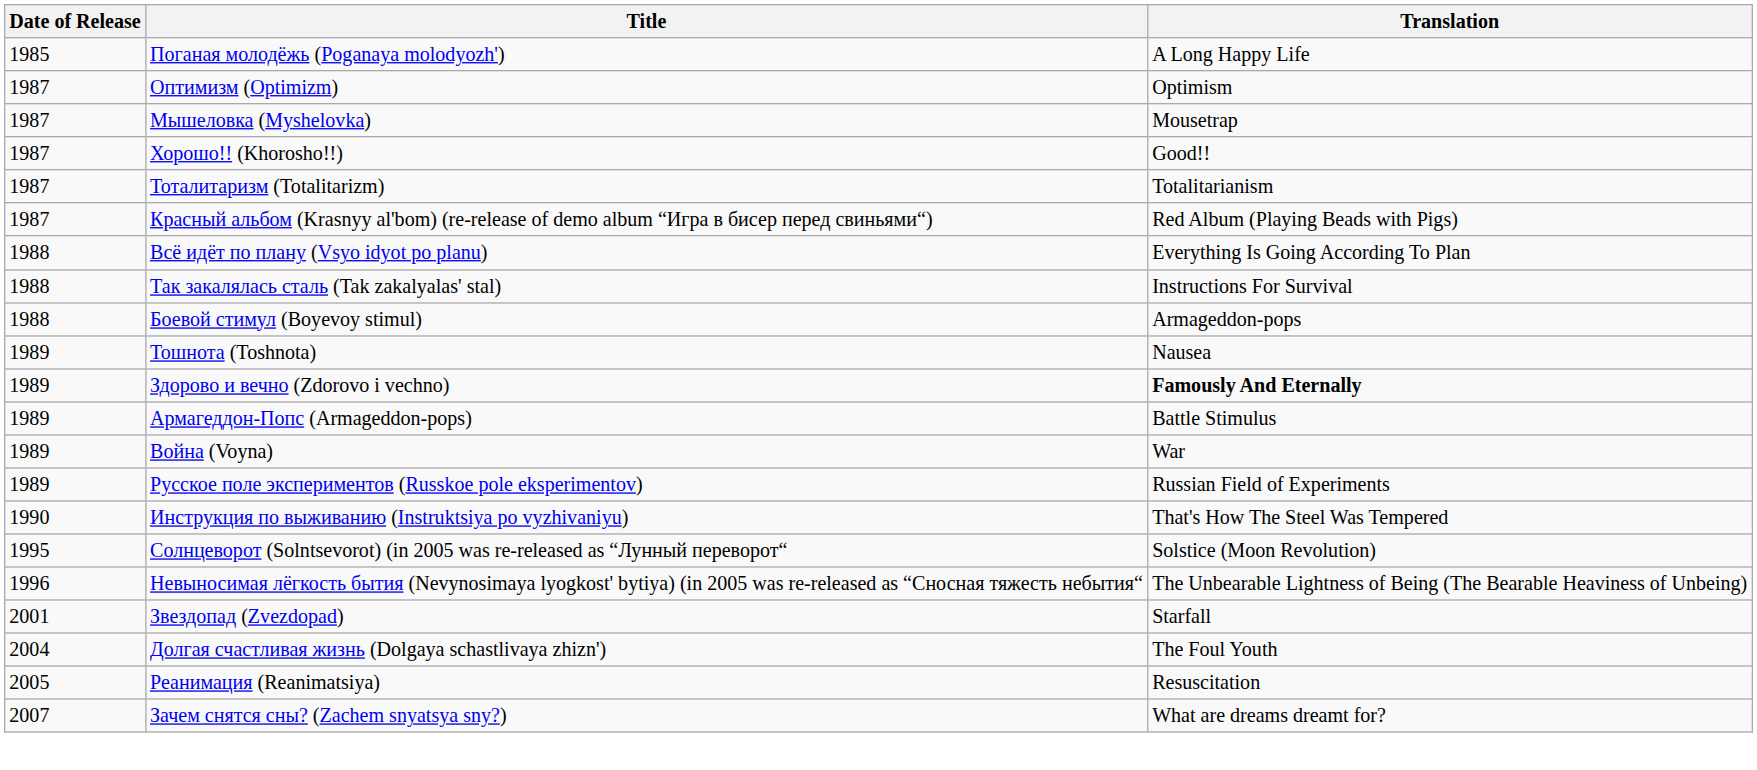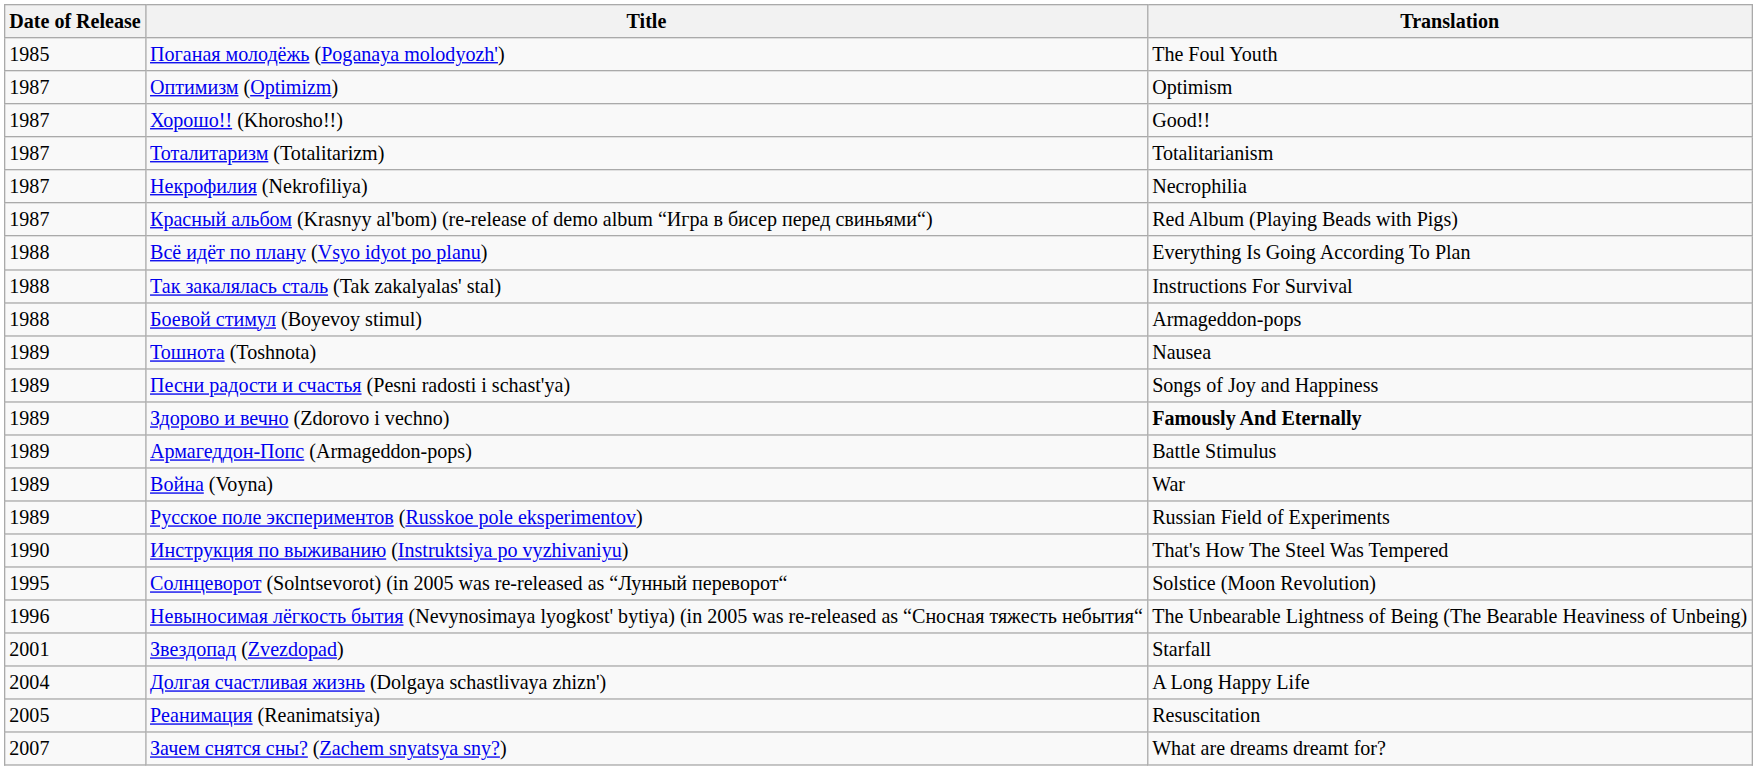(1231, 54) A Long Happy Life -> (1215, 54) The Foul Youth
- row: (261, 120)
+ row: (259, 186)
+ row: (360, 385)
(1215, 649) The Foul Youth -> (1231, 682) A Long Happy Life
